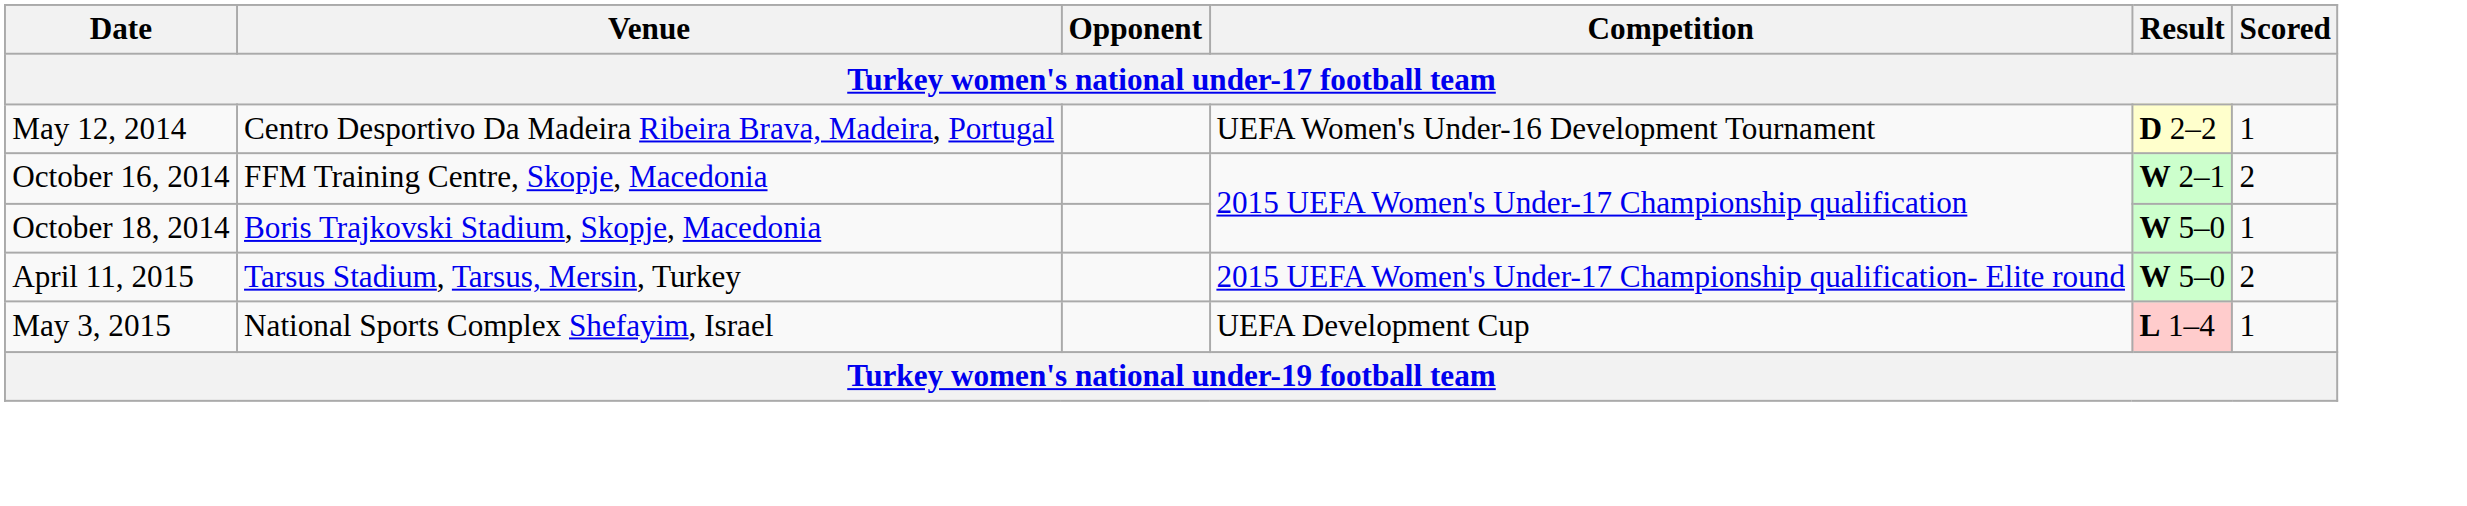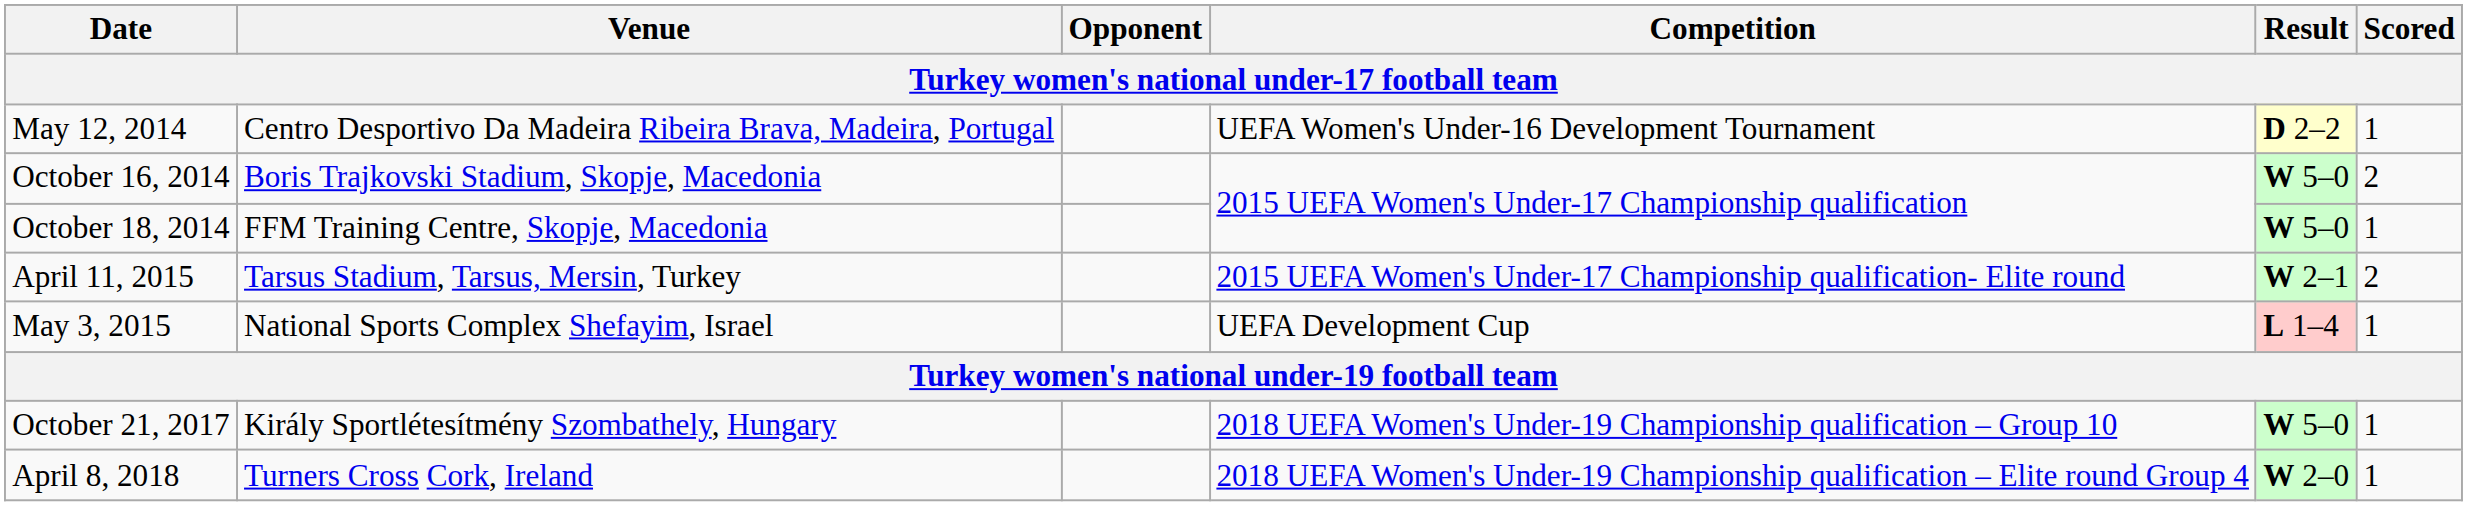(506, 177) FFM Training Centre, Skopje, Macedonia -> (533, 177) Boris Trajkovski Stadium, Skopje, Macedonia
(2182, 177) W 2–1 -> (2306, 177) W 5–0
(533, 227) Boris Trajkovski Stadium, Skopje, Macedonia -> (506, 227) FFM Training Centre, Skopje, Macedonia
(2182, 276) W 5–0 -> (2306, 276) W 2–1
+ row: (121, 425)
+ row: (96, 474)
